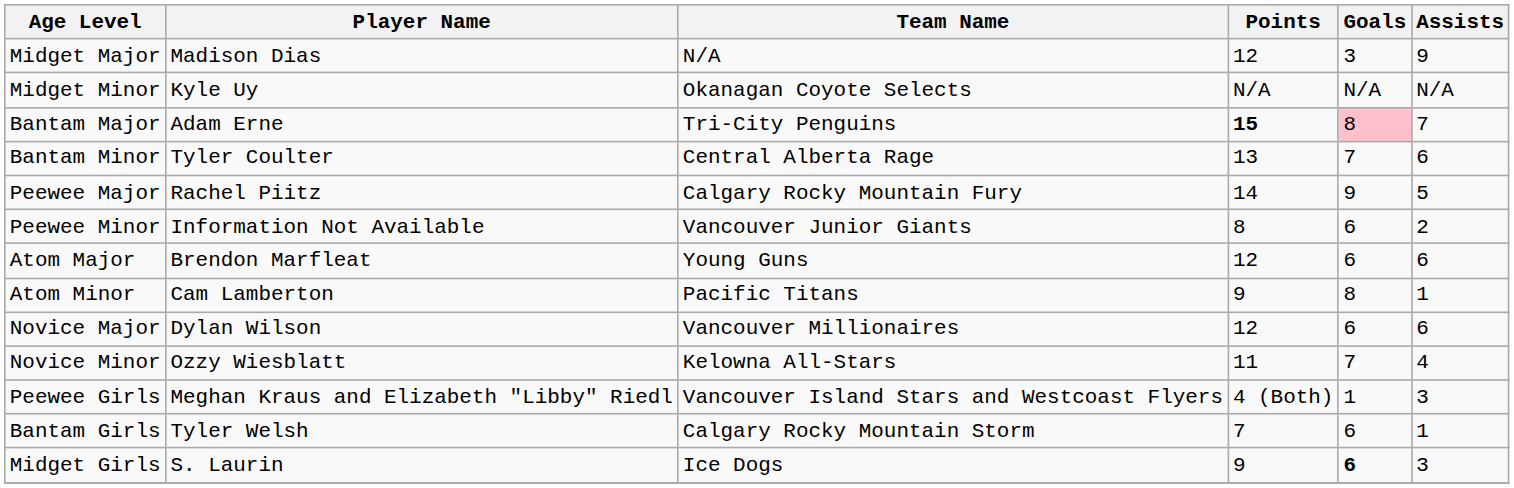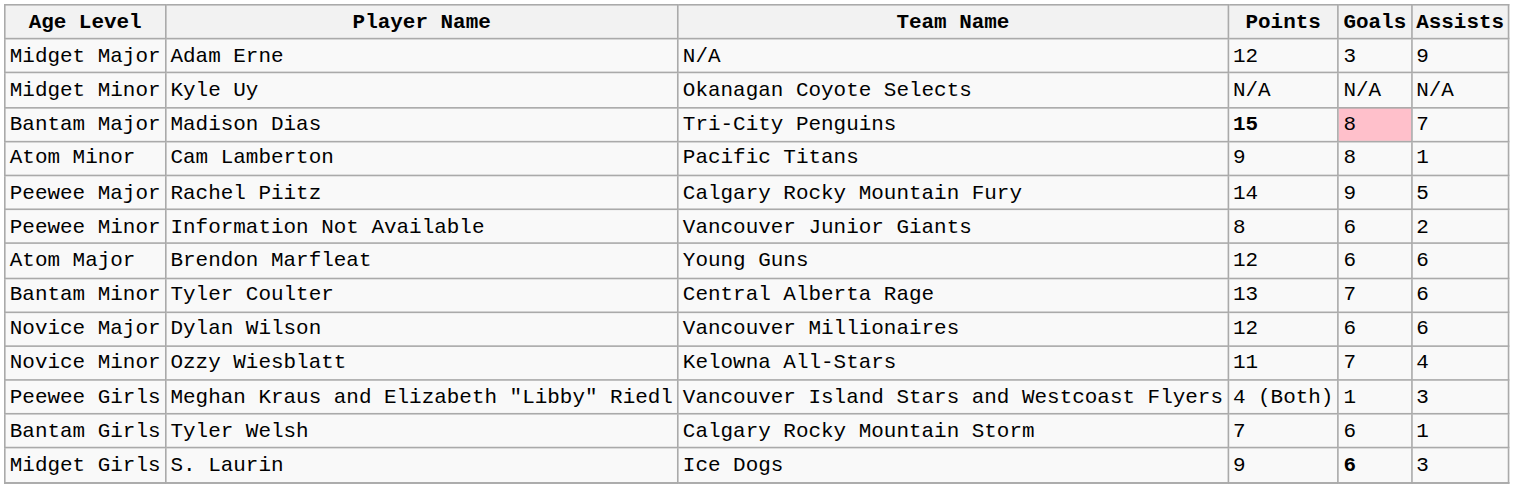(246, 56) Madison Dias -> (227, 56) Adam Erne
(227, 124) Adam Erne -> (246, 124) Madison Dias
rows swapped: (85, 158) <-> (73, 295)
